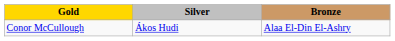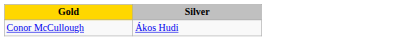- column: (326, 12)
